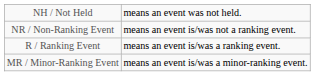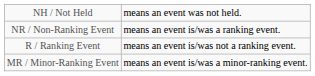(210, 29) means an event is/was not a ranking event. -> (202, 29) means an event is/was a ranking event.
(202, 46) means an event is/was a ranking event. -> (210, 46) means an event is/was not a ranking event.
